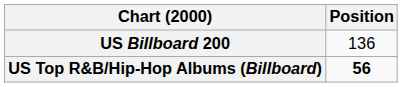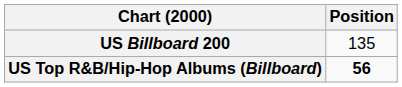(362, 43) 136 -> (362, 43) 135
